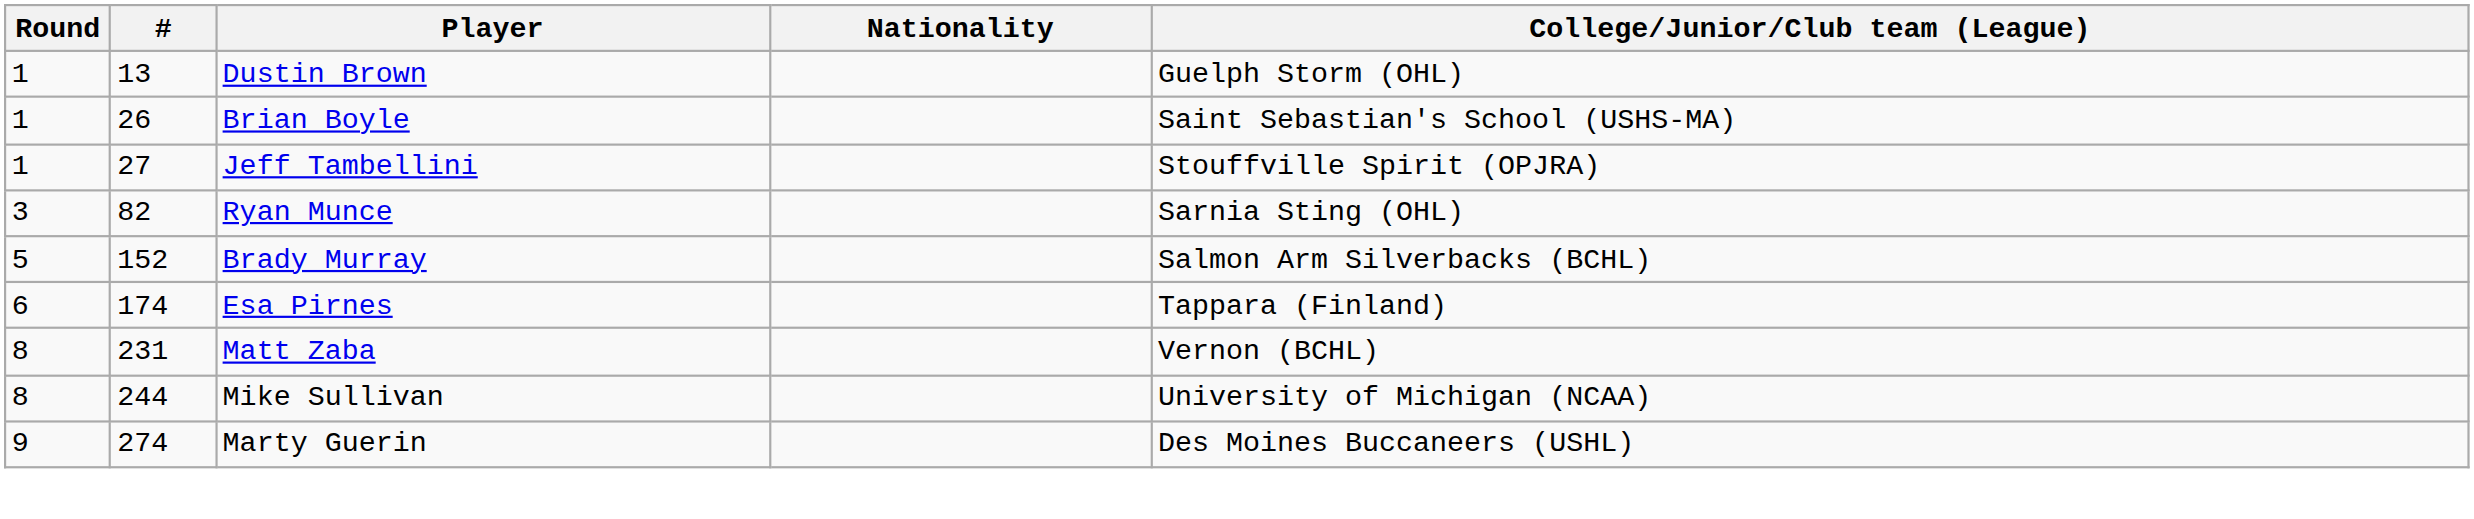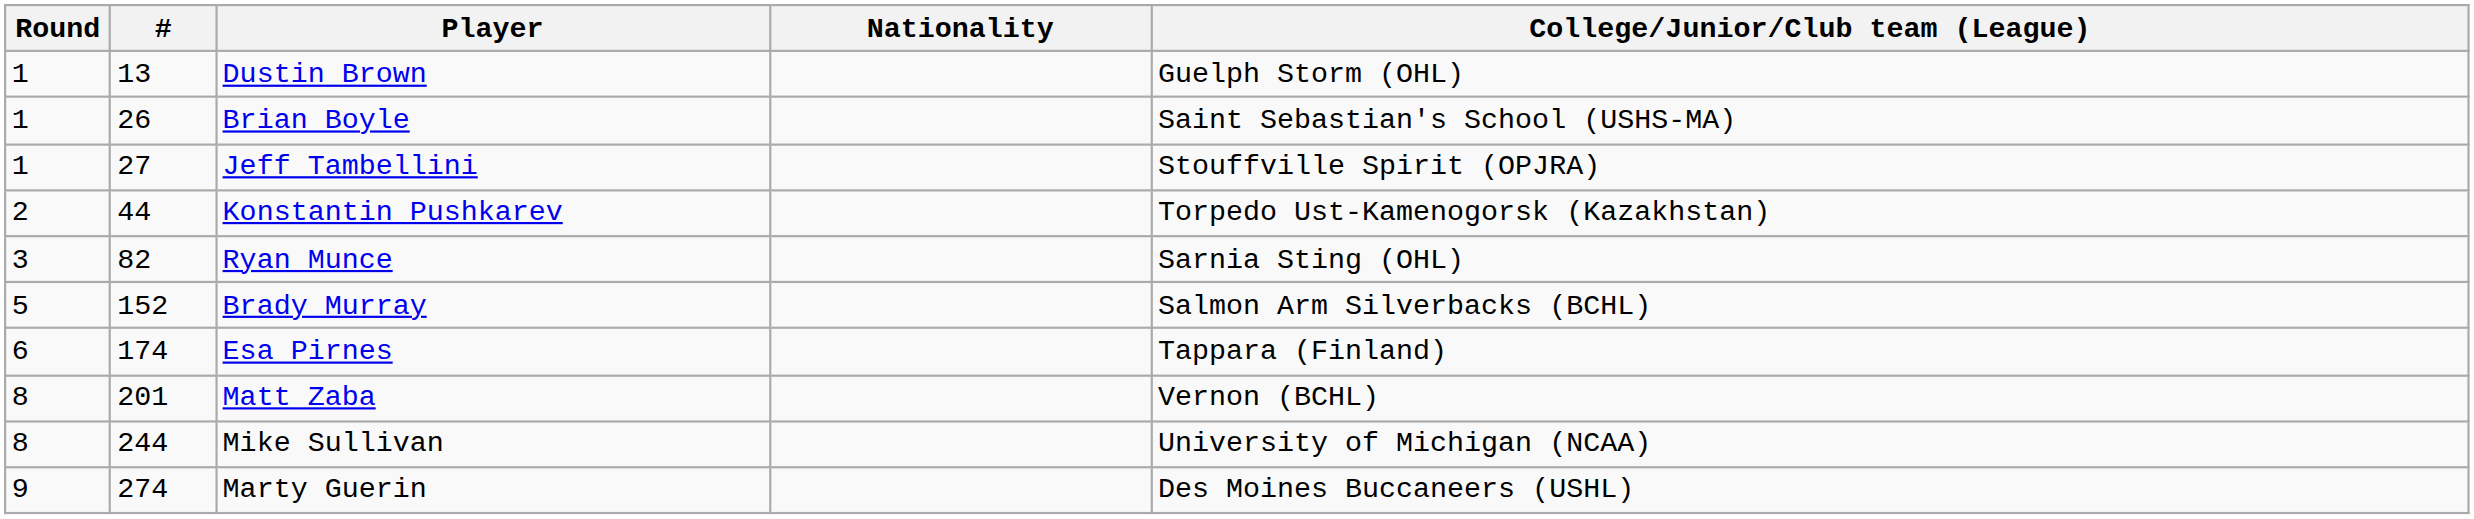+ row: (393, 213)
(143, 352) 231 -> (143, 398) 201
